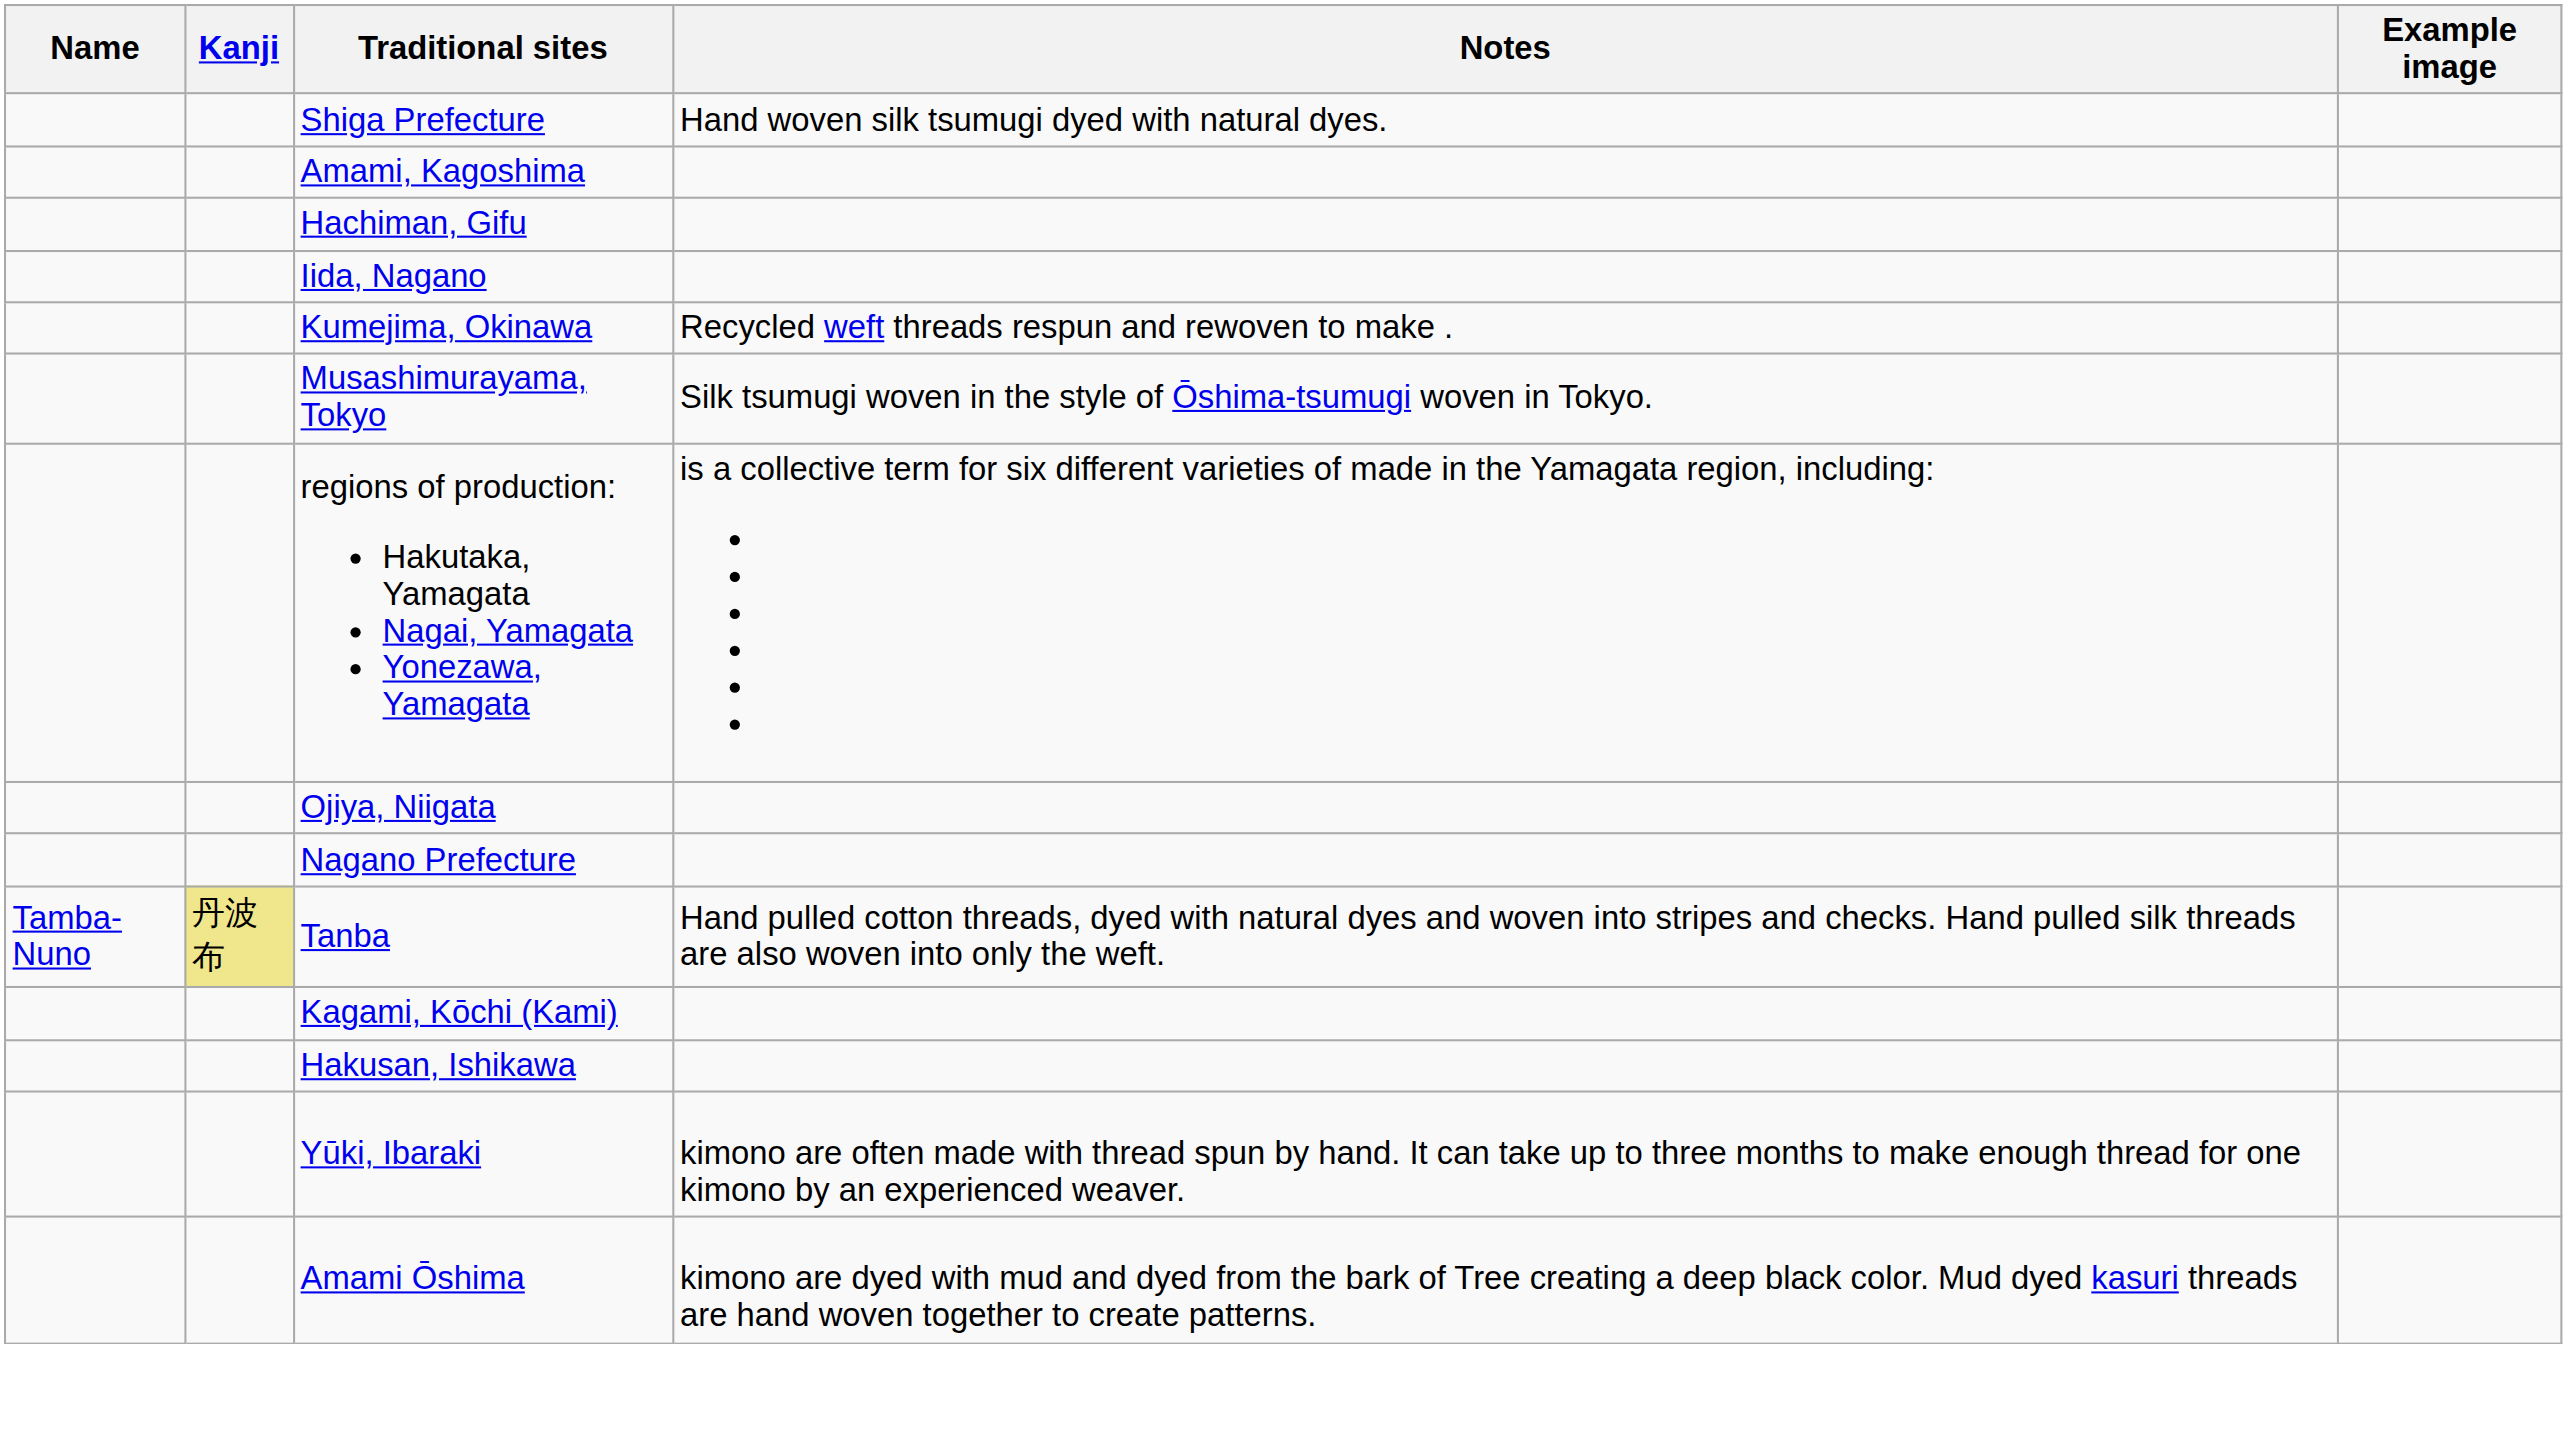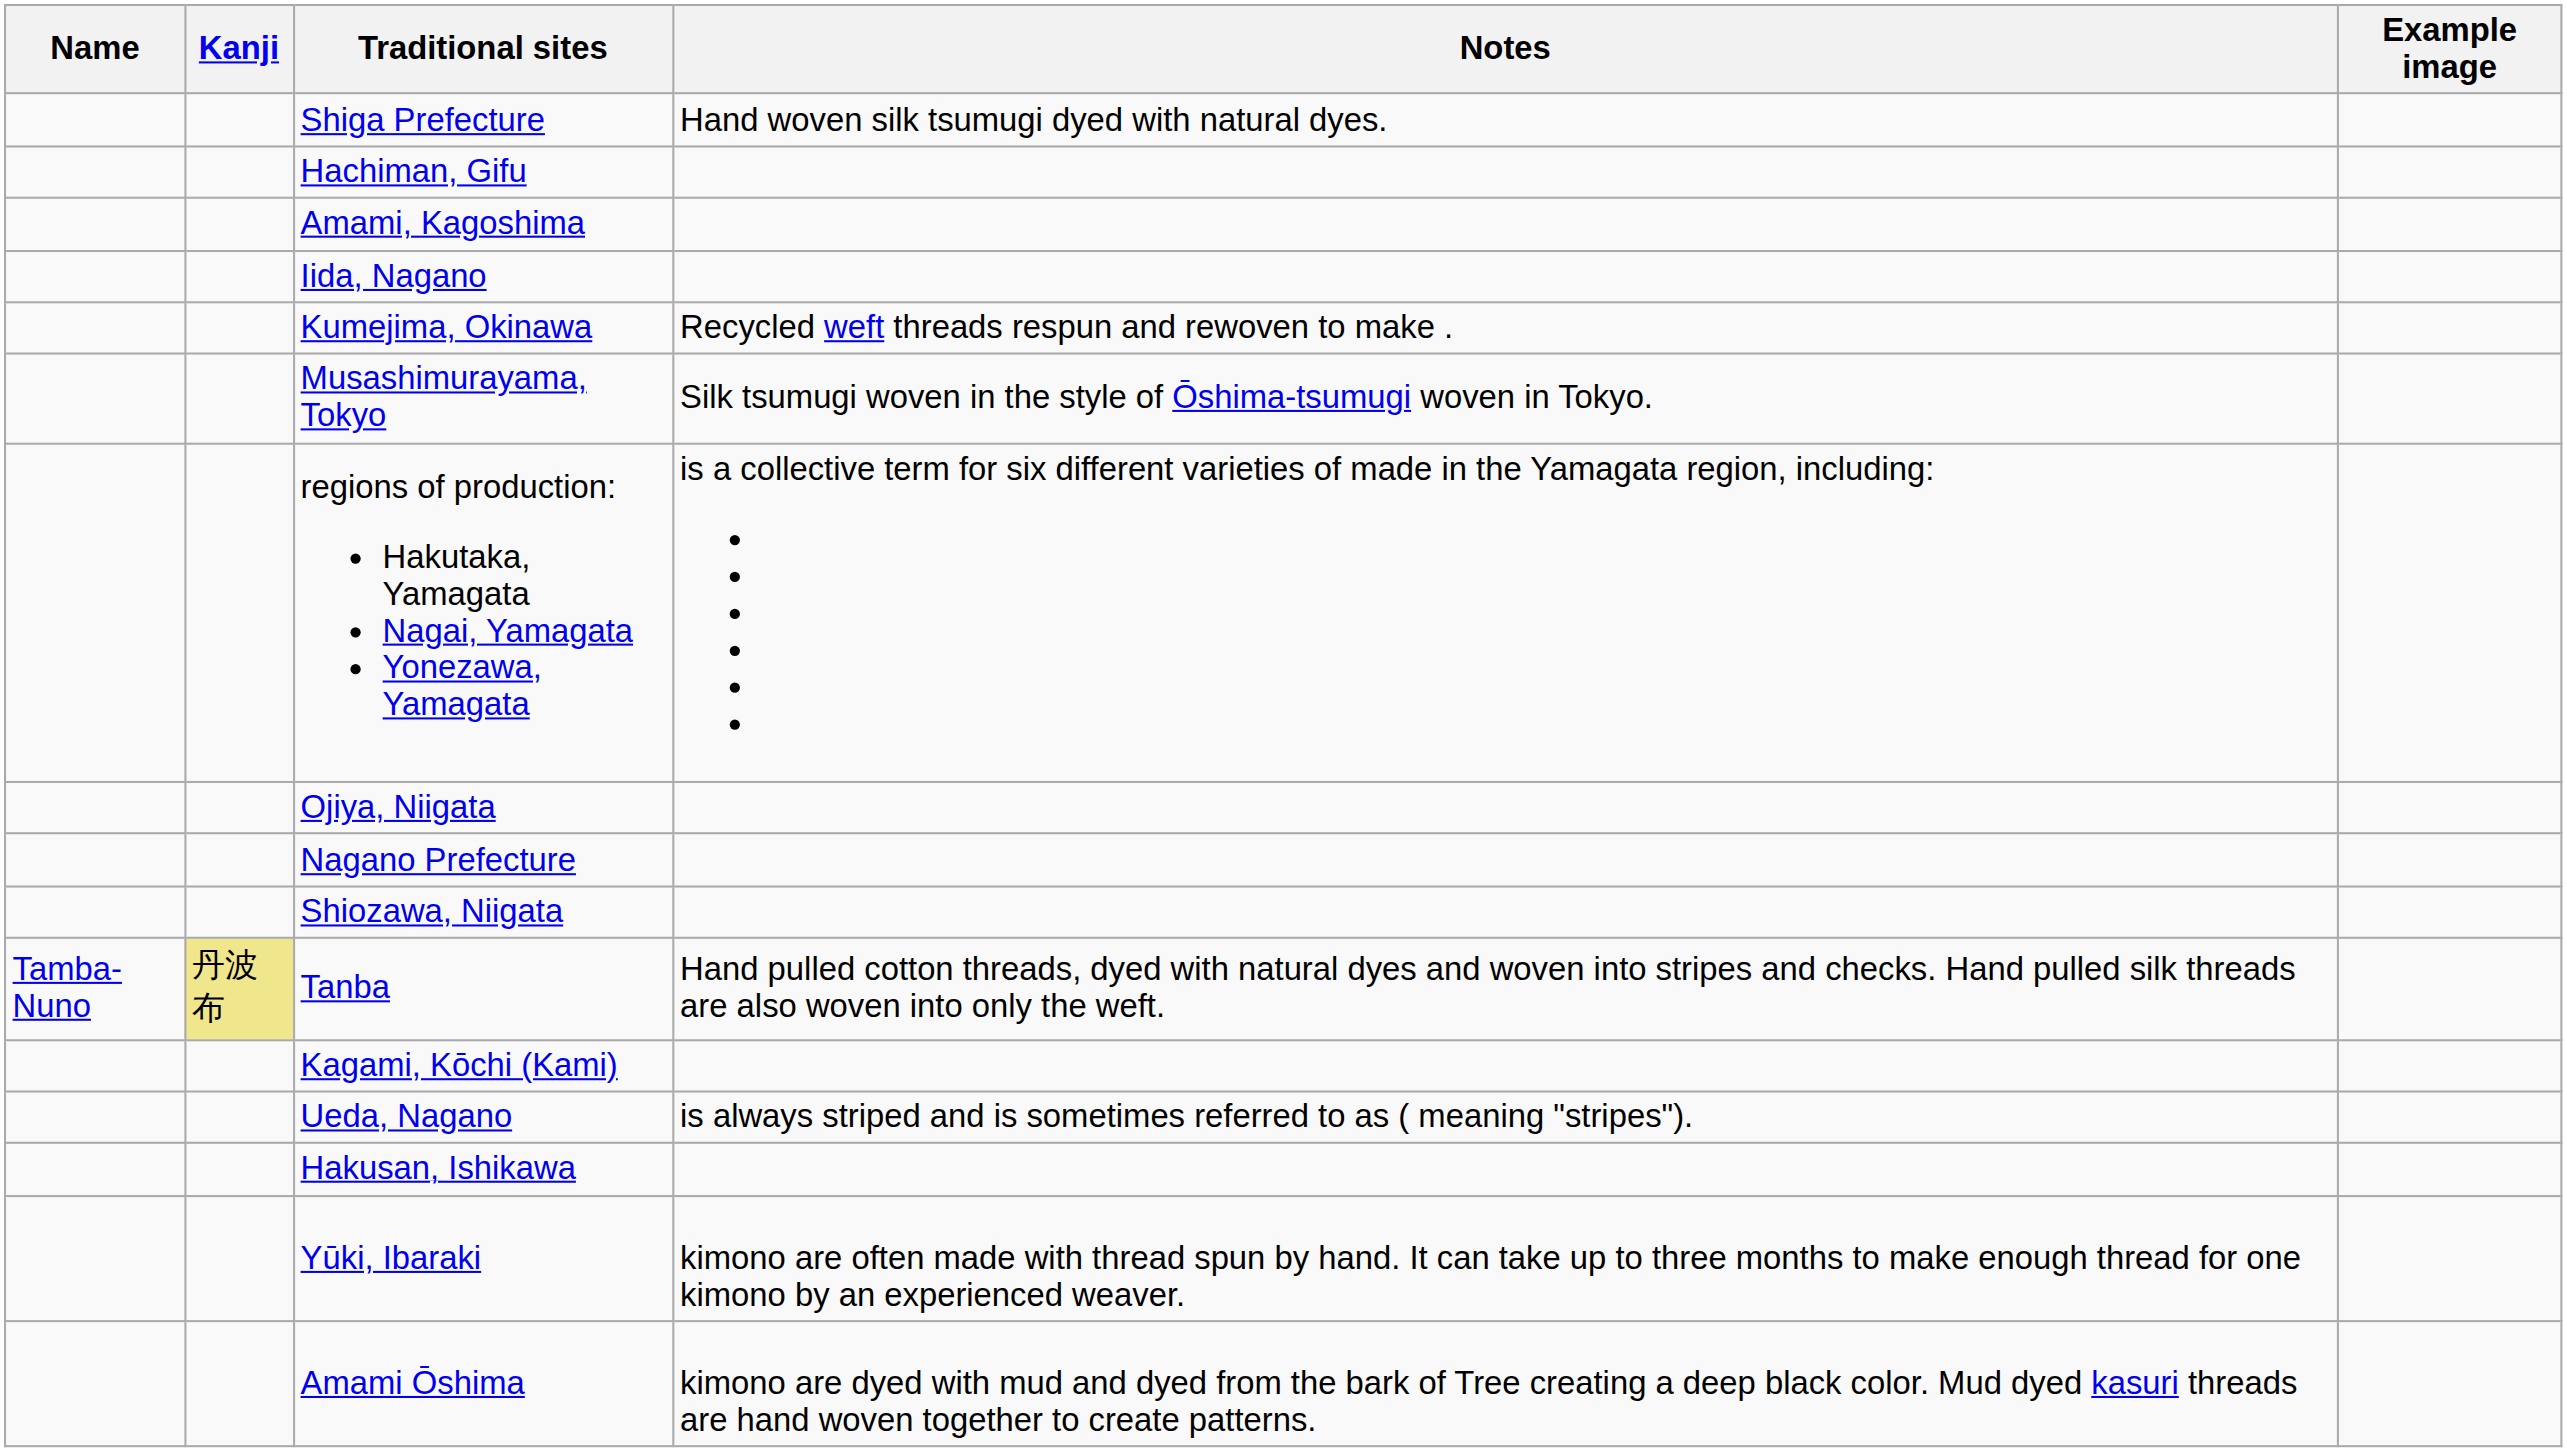rows swapped: (414, 223) <-> (443, 171)
+ row: (432, 911)
+ row: (406, 1116)
